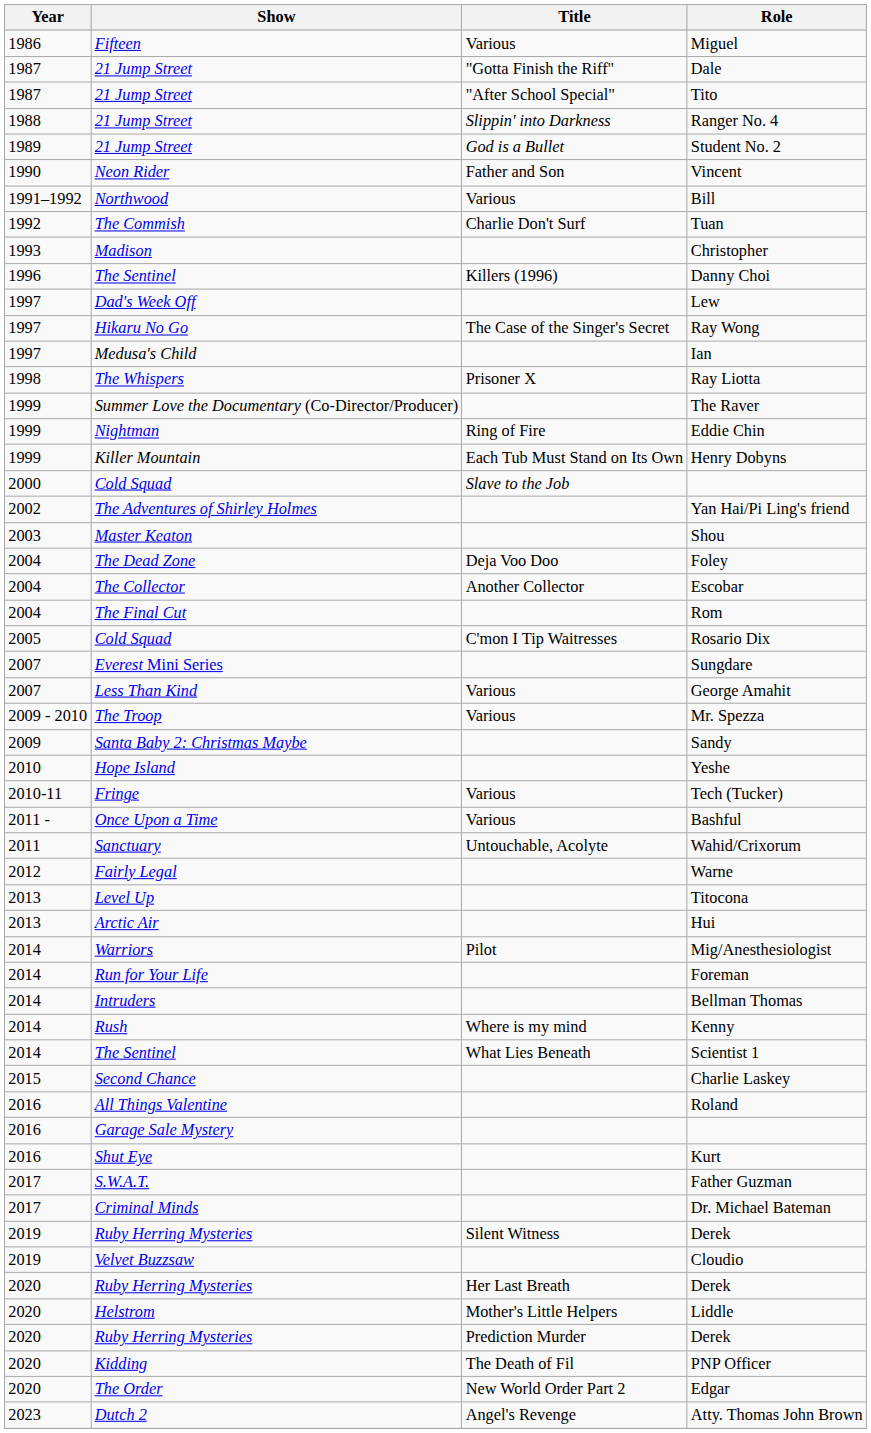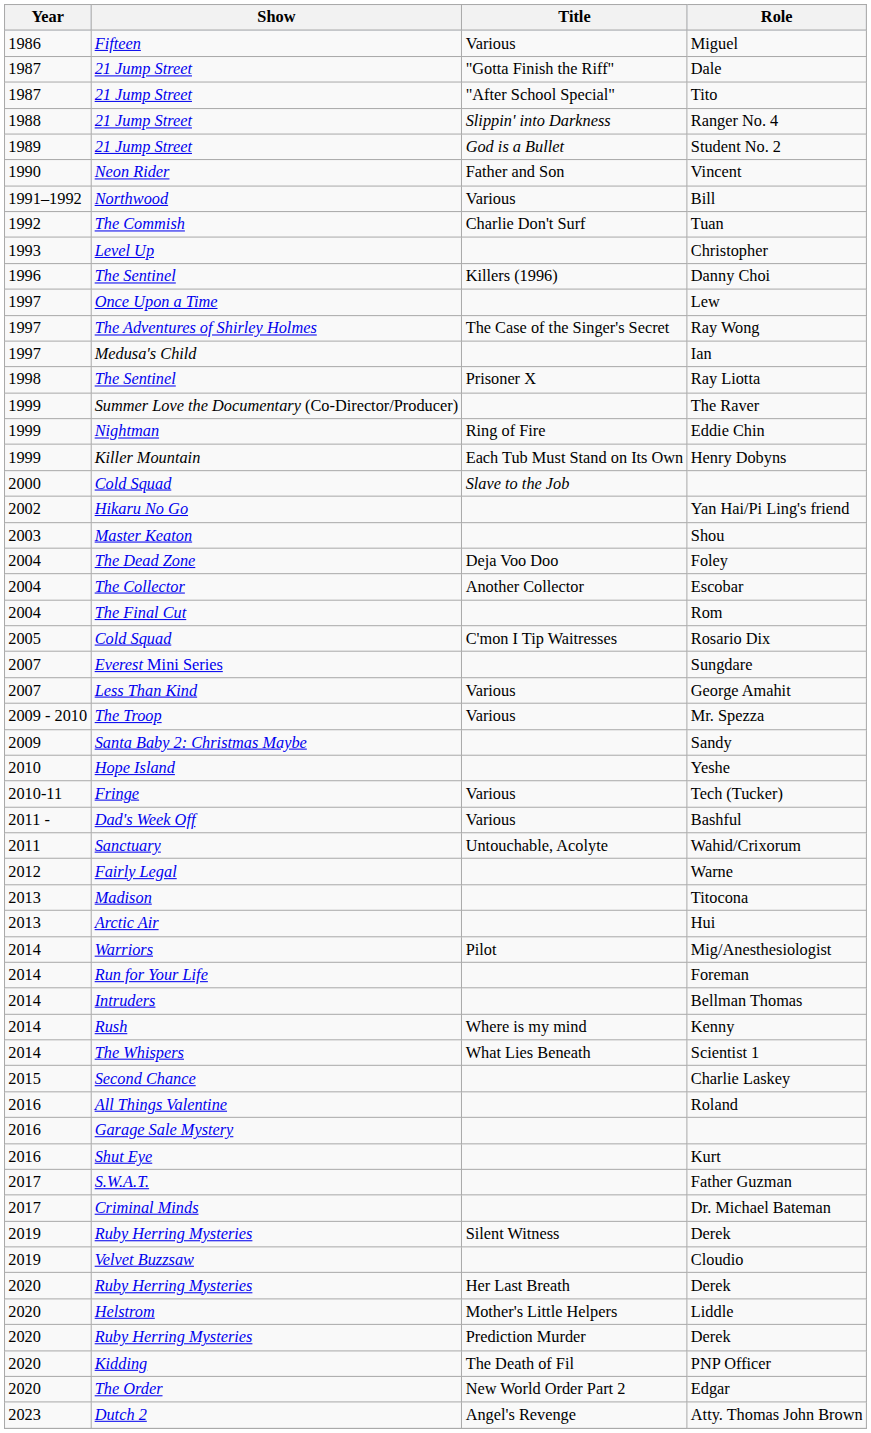(123, 250) Madison -> (124, 250) Level Up
(145, 302) Dad's Week Off -> (156, 302) Once Upon a Time
(141, 328) Hikaru No Go -> (206, 328) The Adventures of Shirley Holmes
(139, 379) The Whispers -> (135, 379) The Sentinel
(206, 509) The Adventures of Shirley Holmes -> (141, 509) Hikaru No Go
(156, 819) Once Upon a Time -> (145, 819) Dad's Week Off
(124, 897) Level Up -> (123, 897) Madison
(135, 1052) The Sentinel -> (139, 1052) The Whispers
